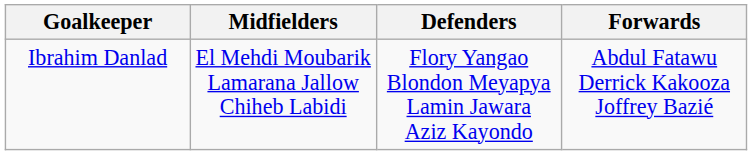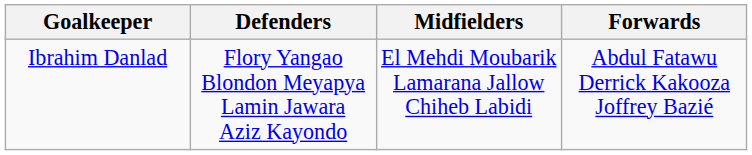columns swapped: (469, 22) <-> (283, 22)
